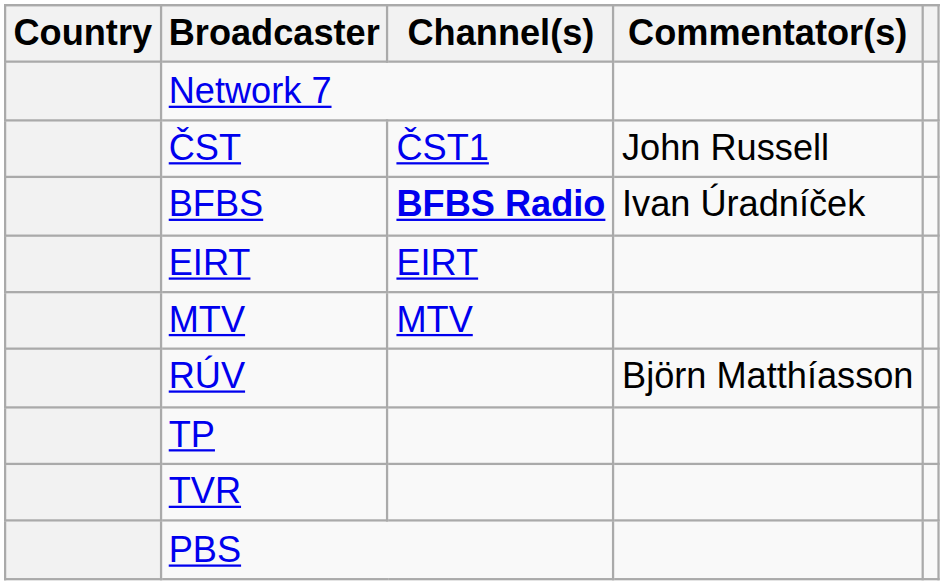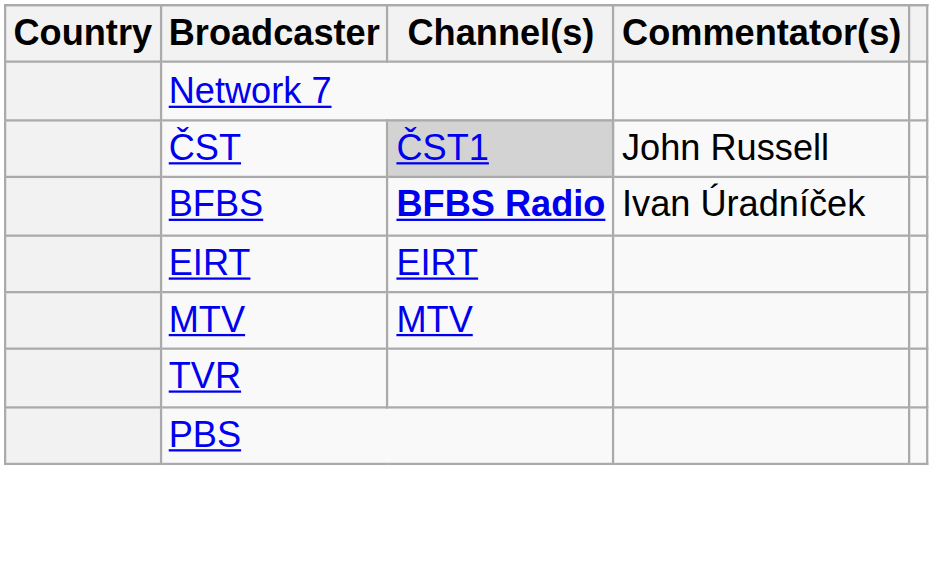(443, 147) no background -> (443, 147) lightgrey background
- row: (207, 377)
- row: (192, 434)
